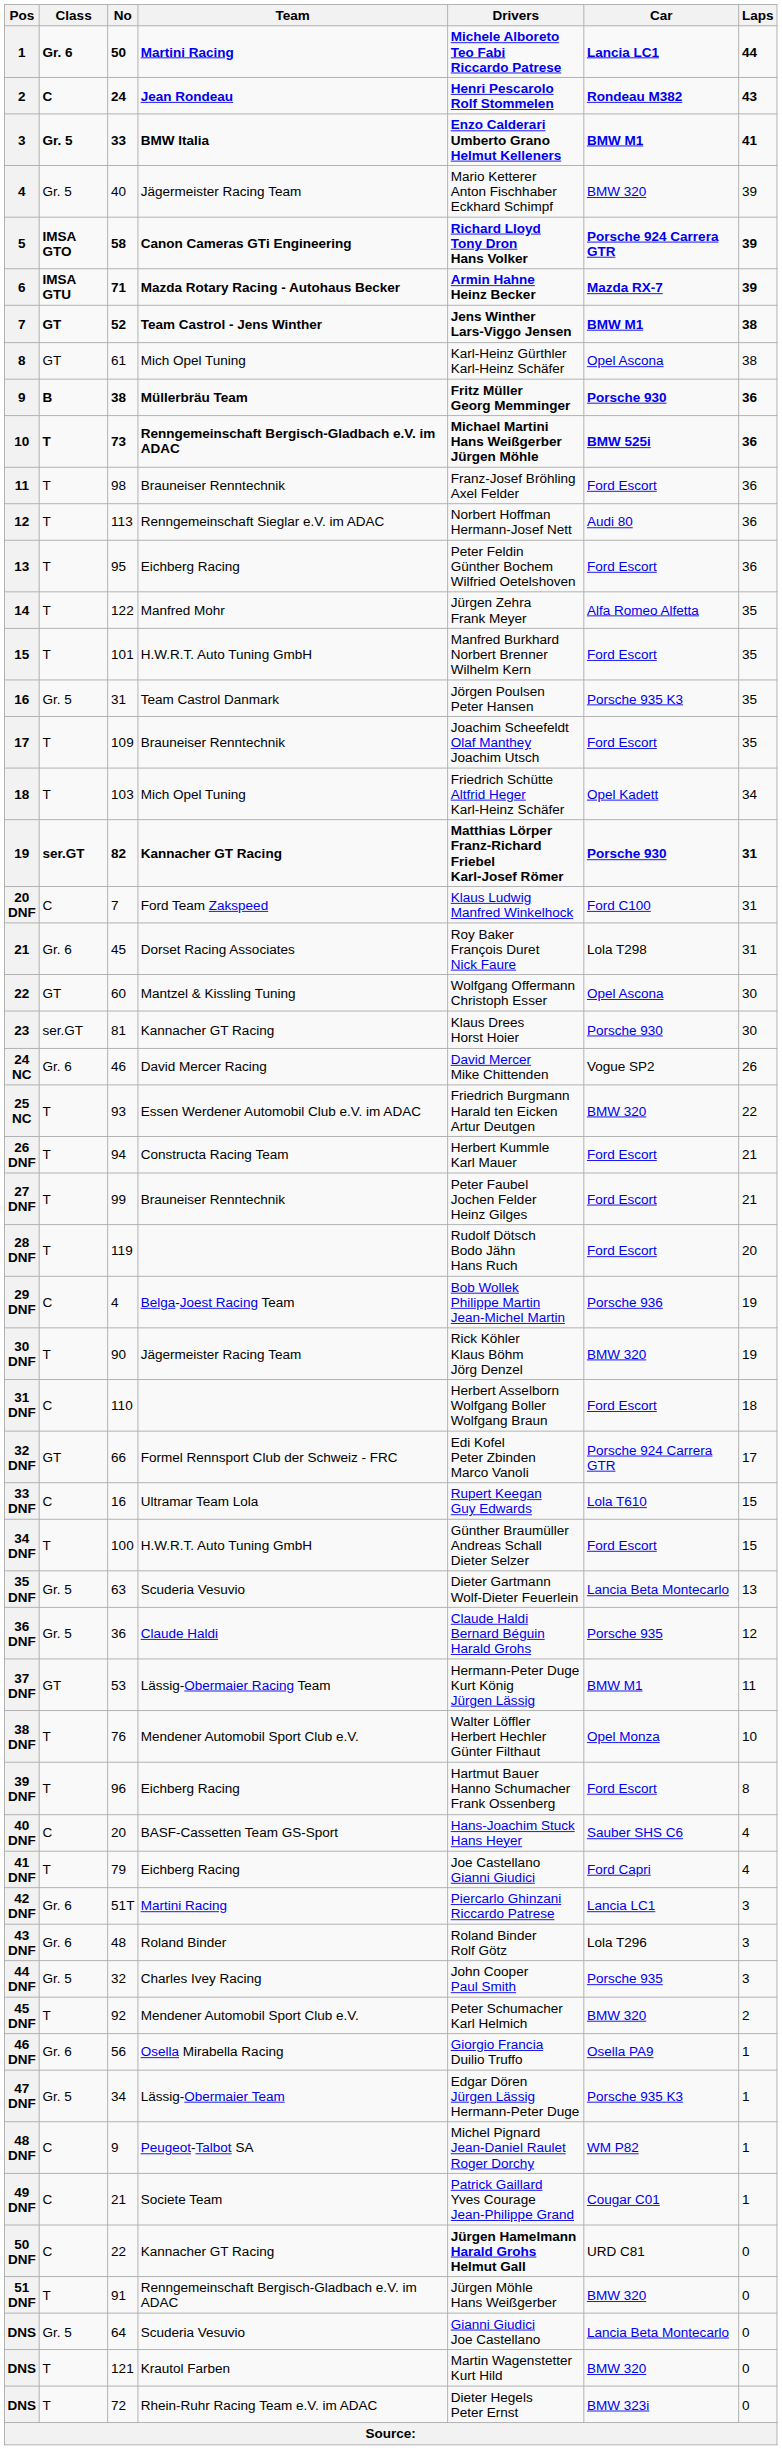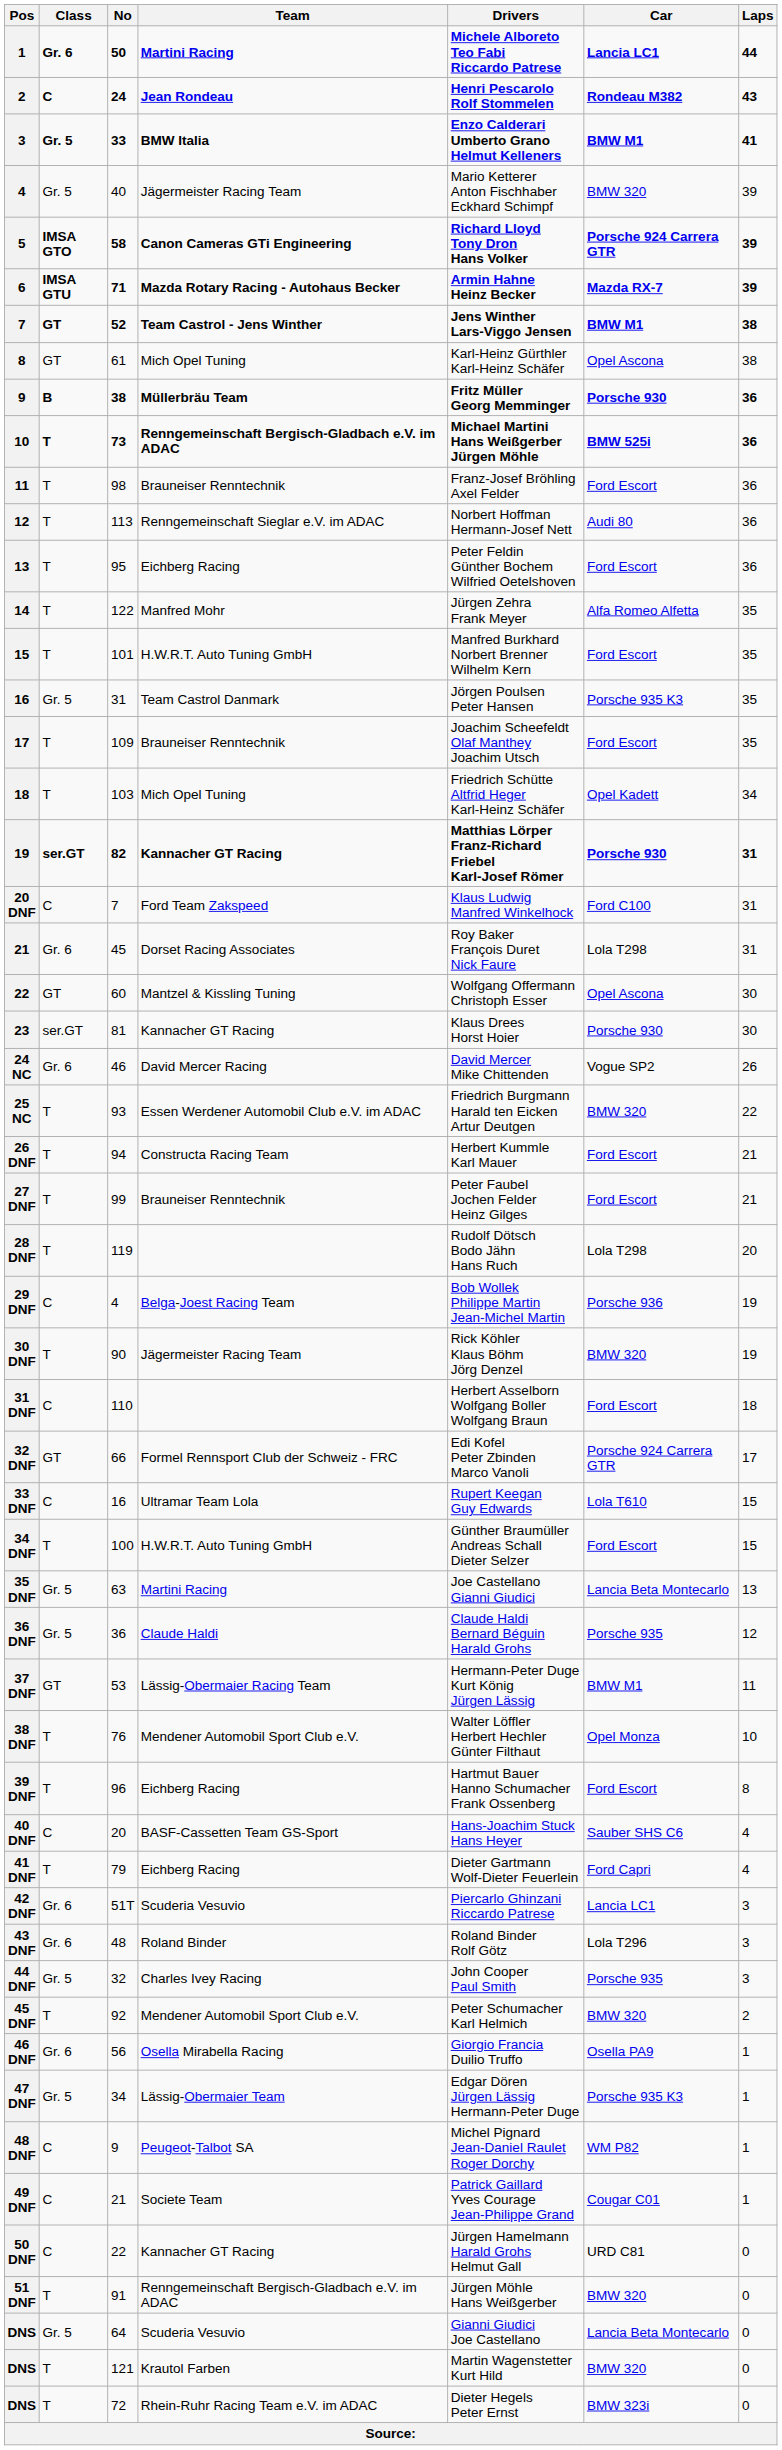(622, 1250) Ford Escort -> (617, 1250) Lola T298
(193, 1589) Scuderia Vesuvio -> (184, 1589) Martini Racing
(514, 1589) Dieter Gartmann Wolf-Dieter Feuerlein -> (495, 1589) Joe Castellano Gianni Giudici
(495, 1869) Joe Castellano Gianni Giudici -> (514, 1869) Dieter Gartmann Wolf-Dieter Feuerlein
(184, 1906) Martini Racing -> (193, 1906) Scuderia Vesuvio
(513, 2251) bold -> (510, 2251) normal
